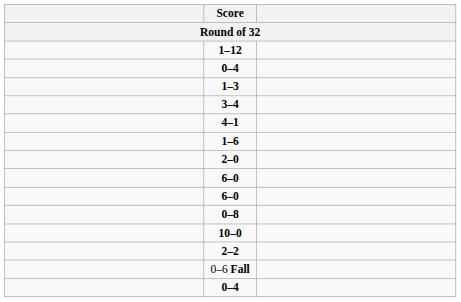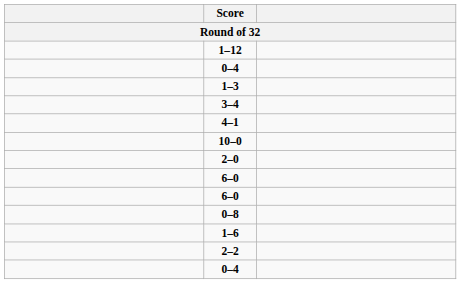rows swapped: (104, 233) <-> (104, 141)
- row: (104, 269)
